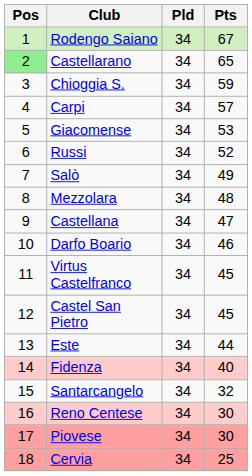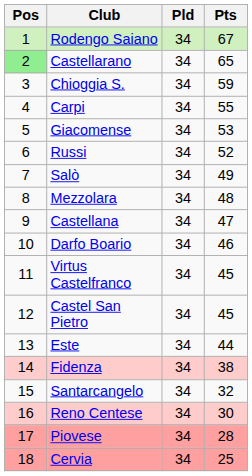(226, 107) 57 -> (226, 107) 55
(226, 368) 40 -> (226, 368) 38
(226, 436) 30 -> (226, 436) 28
